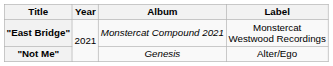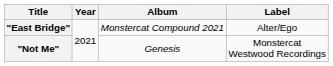(277, 33) Monstercat Westwood Recordings -> (277, 27) Alter/Ego
(277, 54) Alter/Ego -> (277, 48) Monstercat Westwood Recordings
